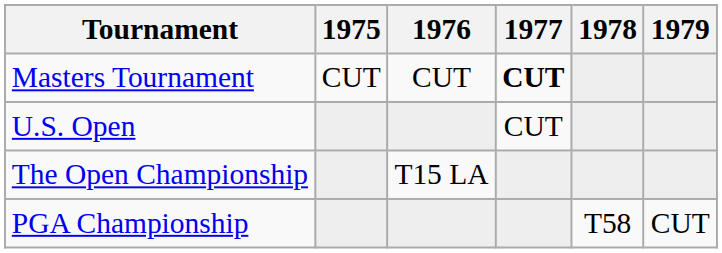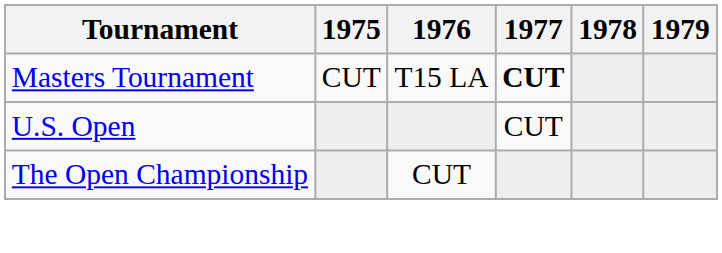(441, 77) CUT -> (441, 77) T15 LA
(441, 174) T15 LA -> (441, 174) CUT
- row: (130, 223)
